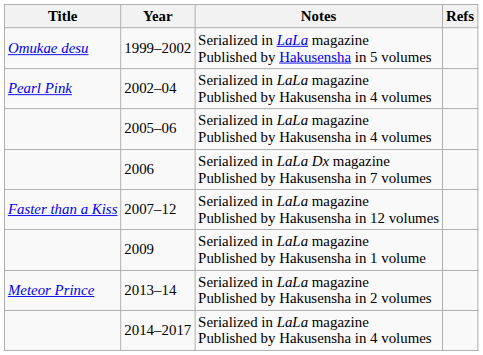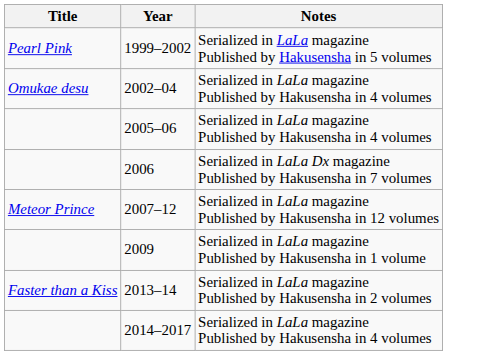- column: (460, 16)
(48, 48) Omukae desu -> (40, 48) Pearl Pink
(40, 88) Pearl Pink -> (48, 88) Omukae desu
(63, 209) Faster than a Kiss -> (51, 209) Meteor Prince
(51, 290) Meteor Prince -> (63, 290) Faster than a Kiss
